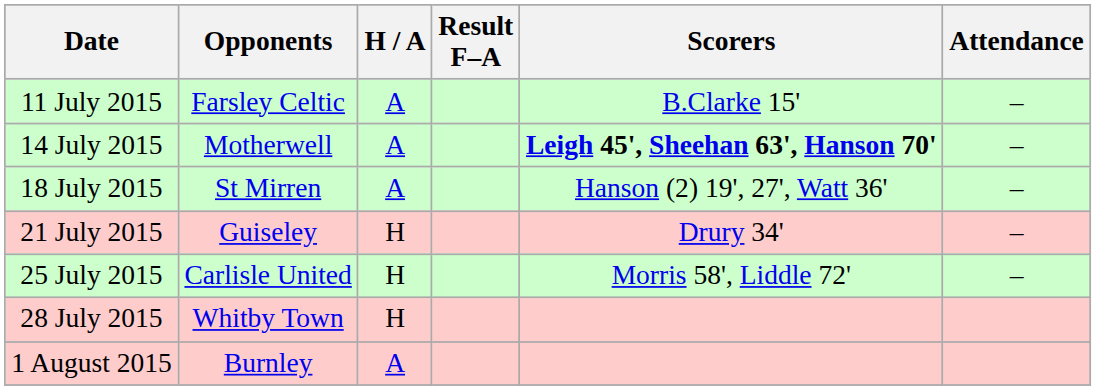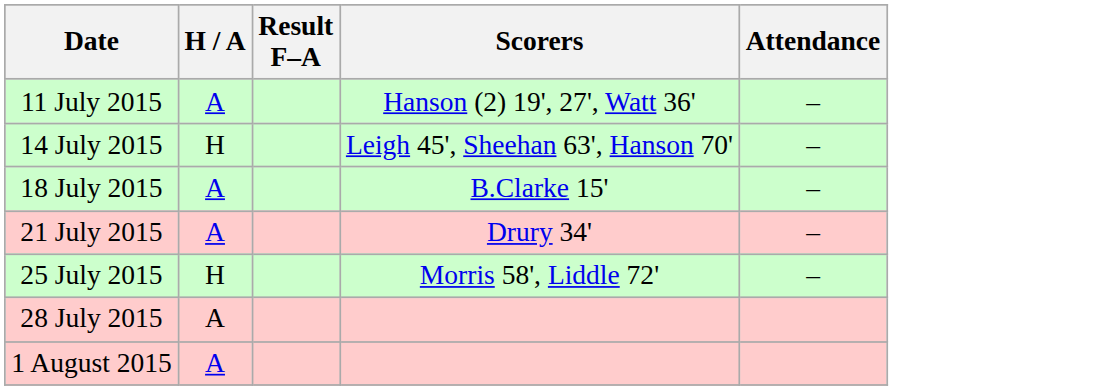- column: (268, 41)
(731, 100) B.Clarke 15' -> (539, 100) Hanson (2) 19', 27', Watt 36'
(395, 144) A -> (215, 144) H
(731, 144) bold -> (539, 144) normal
(731, 188) Hanson (2) 19', 27', Watt 36' -> (539, 188) B.Clarke 15'
(395, 231) H -> (215, 231) A
(395, 319) H -> (215, 319) A
